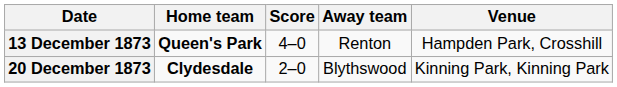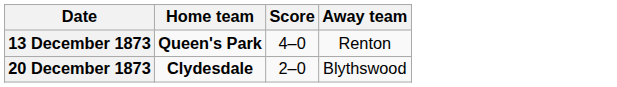- column: (512, 17)
